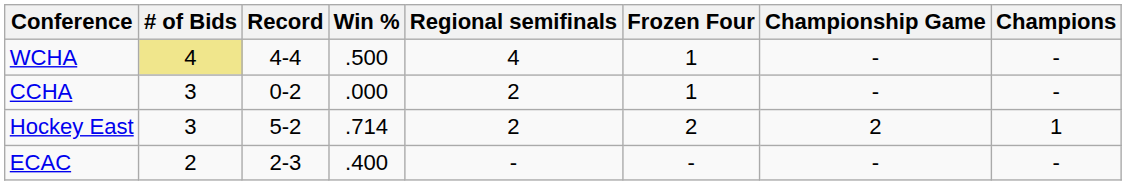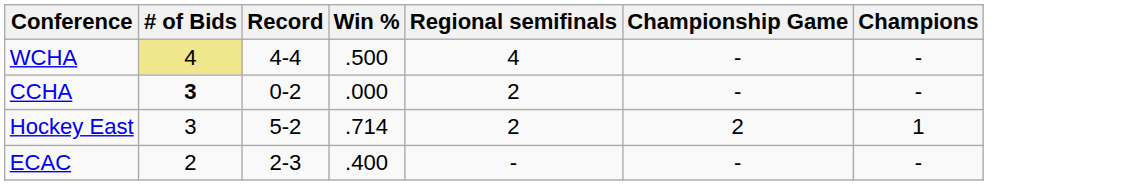- column: (691, 22)
(191, 92) normal -> (191, 92) bold
